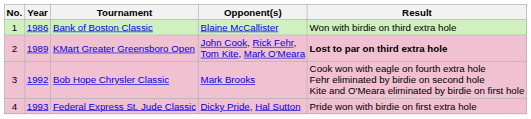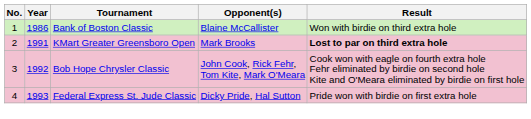(38, 48) 1989 -> (38, 43) 1991
(253, 48) John Cook, Rick Fehr, Tom Kite, Mark O'Meara -> (228, 43) Mark Brooks
(228, 80) Mark Brooks -> (253, 69) John Cook, Rick Fehr, Tom Kite, Mark O'Meara
